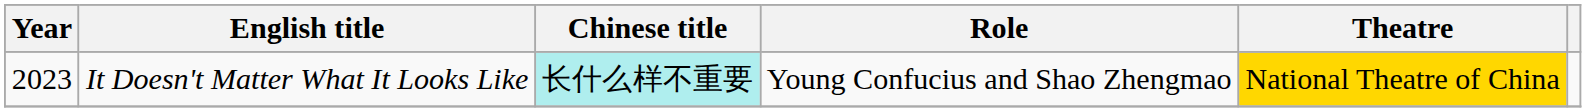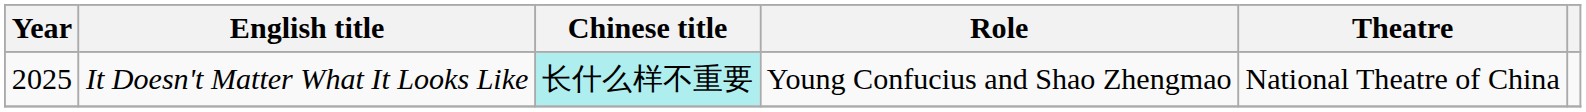(42, 78) 2023 -> (42, 78) 2025
(1403, 78) gold background -> (1403, 78) no background
